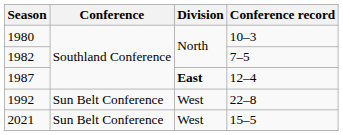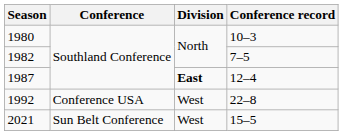(108, 99) Sun Belt Conference -> (98, 99) Conference USA
